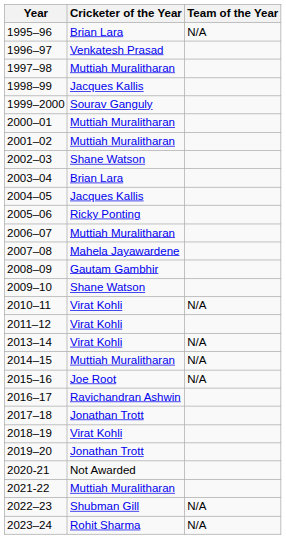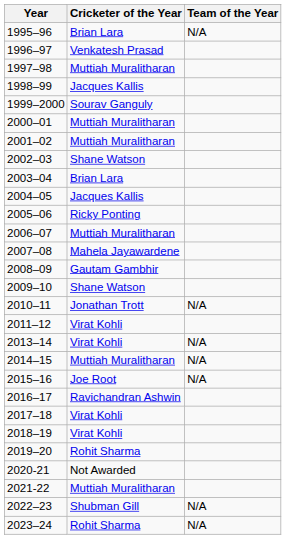(96, 305) Virat Kohli -> (107, 305) Jonathan Trott
(107, 415) Jonathan Trott -> (96, 415) Virat Kohli
(107, 452) Jonathan Trott -> (105, 452) Rohit Sharma
